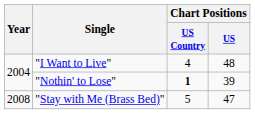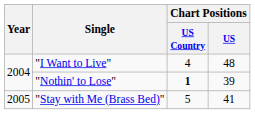(19, 99) 2008 -> (19, 99) 2005
(229, 99) 47 -> (229, 99) 41
